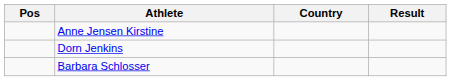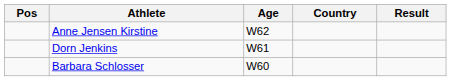+ column: (268, 13)
